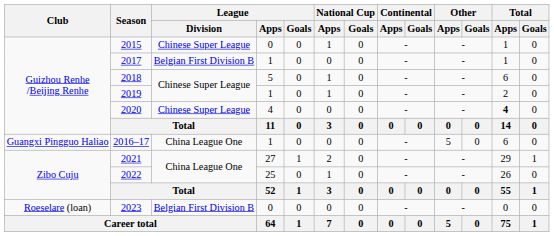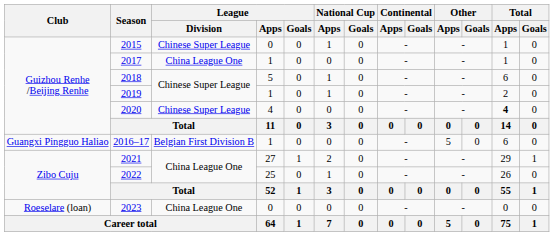(204, 61) Belgian First Division B -> (204, 61) China League One
(204, 142) China League One -> (204, 142) Belgian First Division B
(204, 207) Belgian First Division B -> (204, 207) China League One
